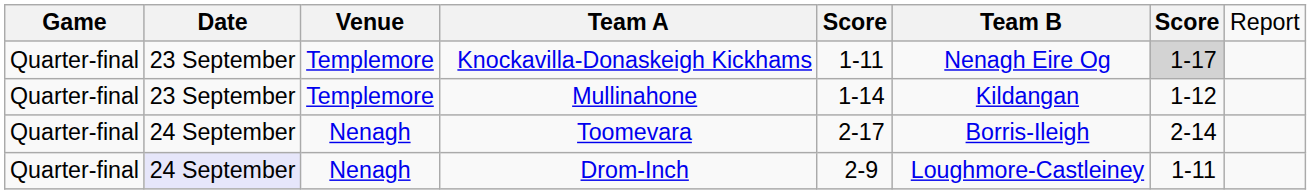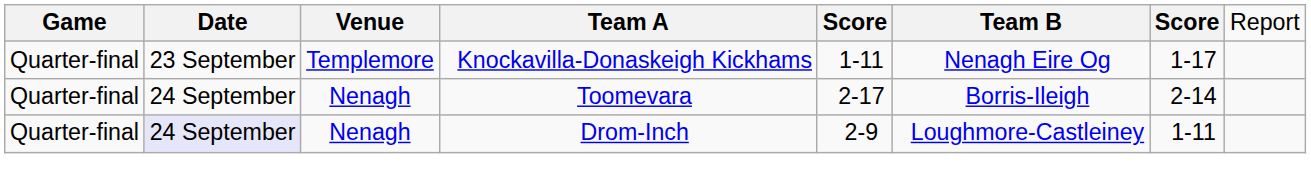(1187, 59) lightgrey background -> (1187, 59) no background
- row: (628, 96)
